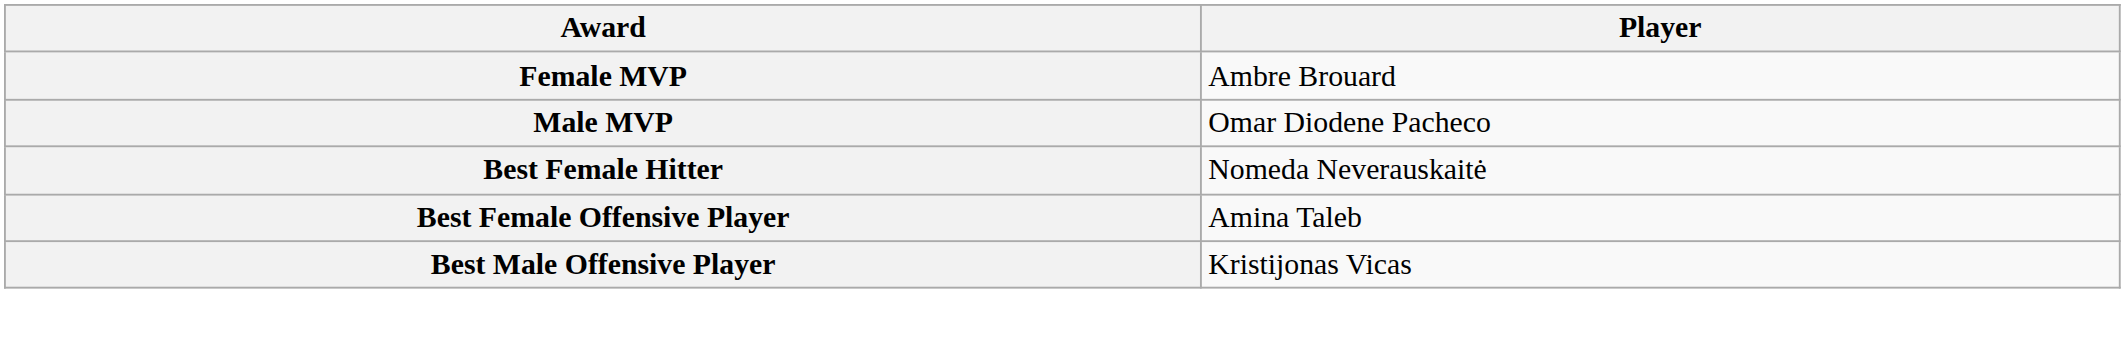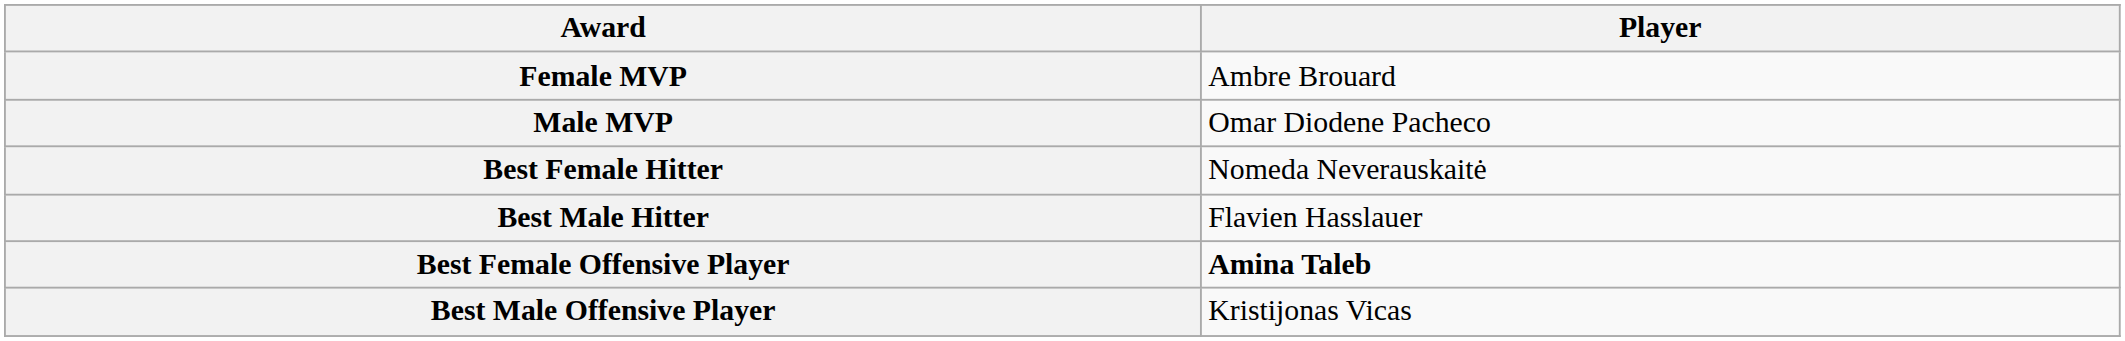+ row: (603, 216)
(1285, 216) normal -> (1290, 264) bold
